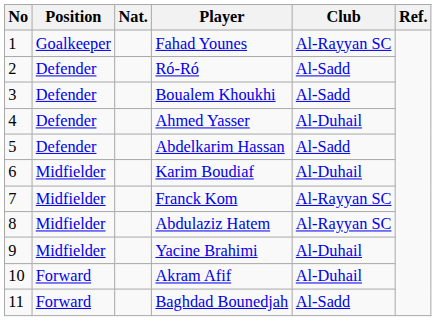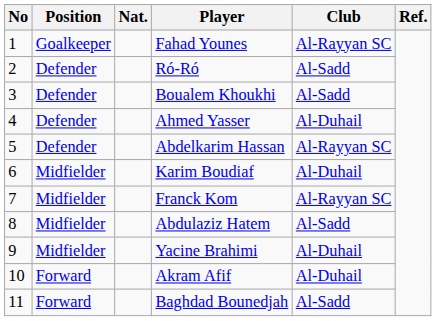(323, 146) Al-Sadd -> (344, 146) Al-Rayyan SC
(344, 224) Al-Rayyan SC -> (323, 224) Al-Sadd
